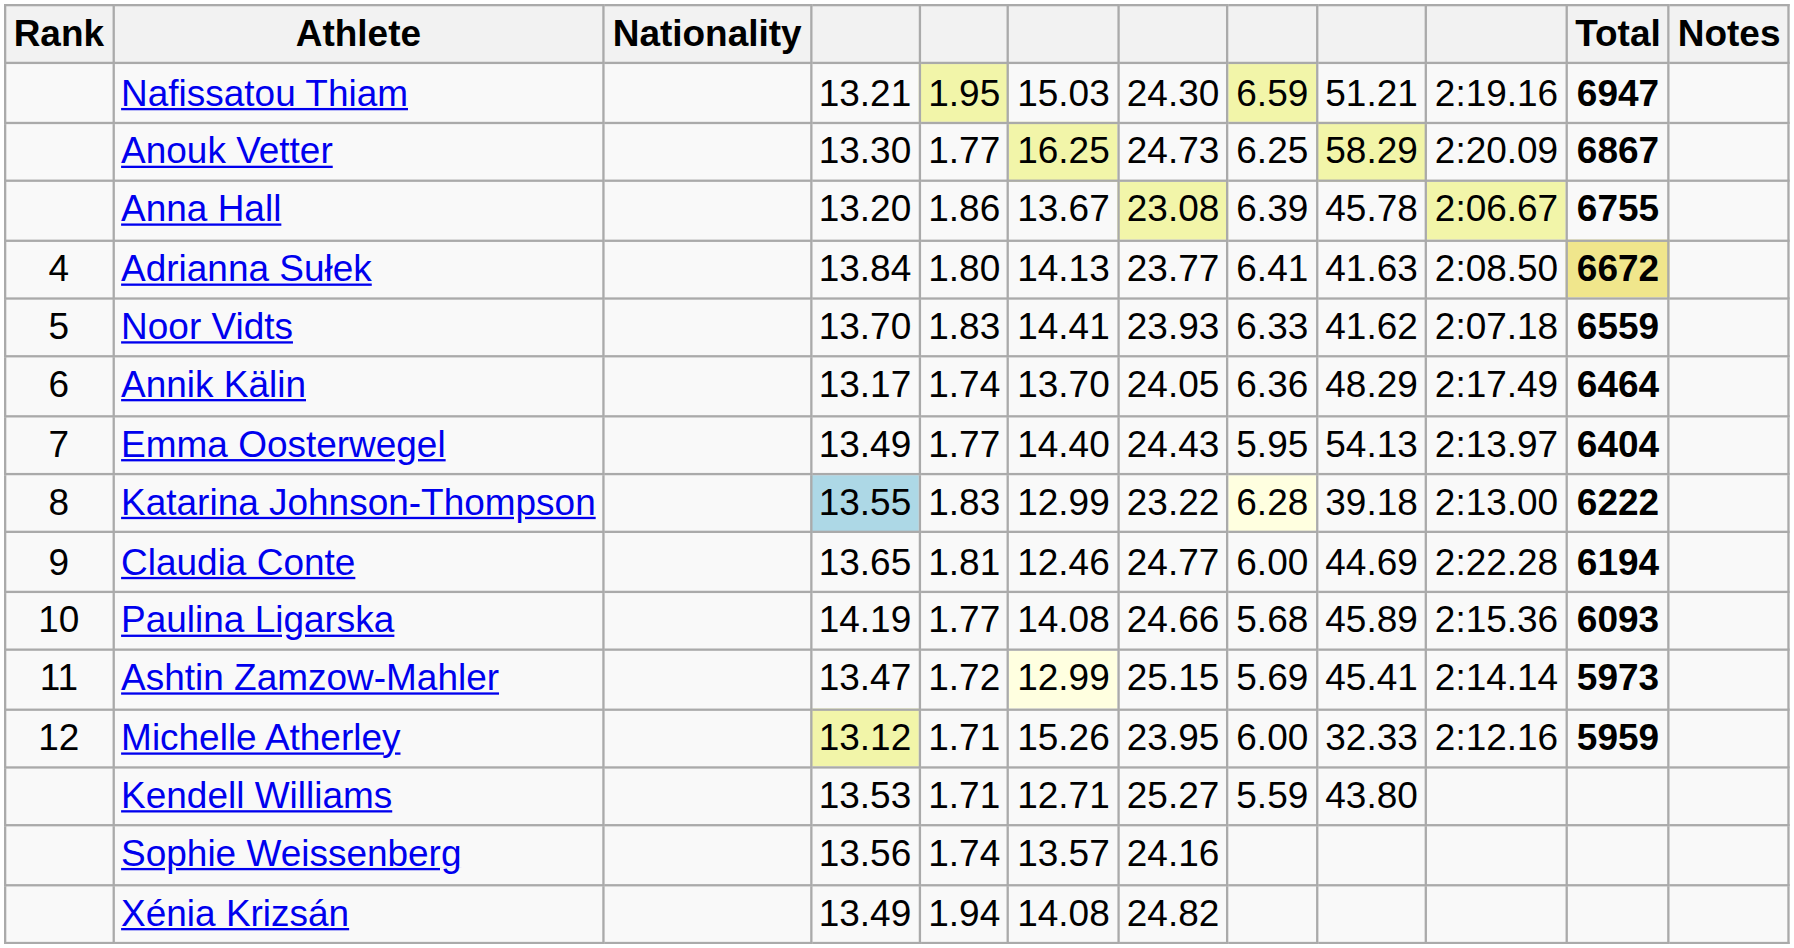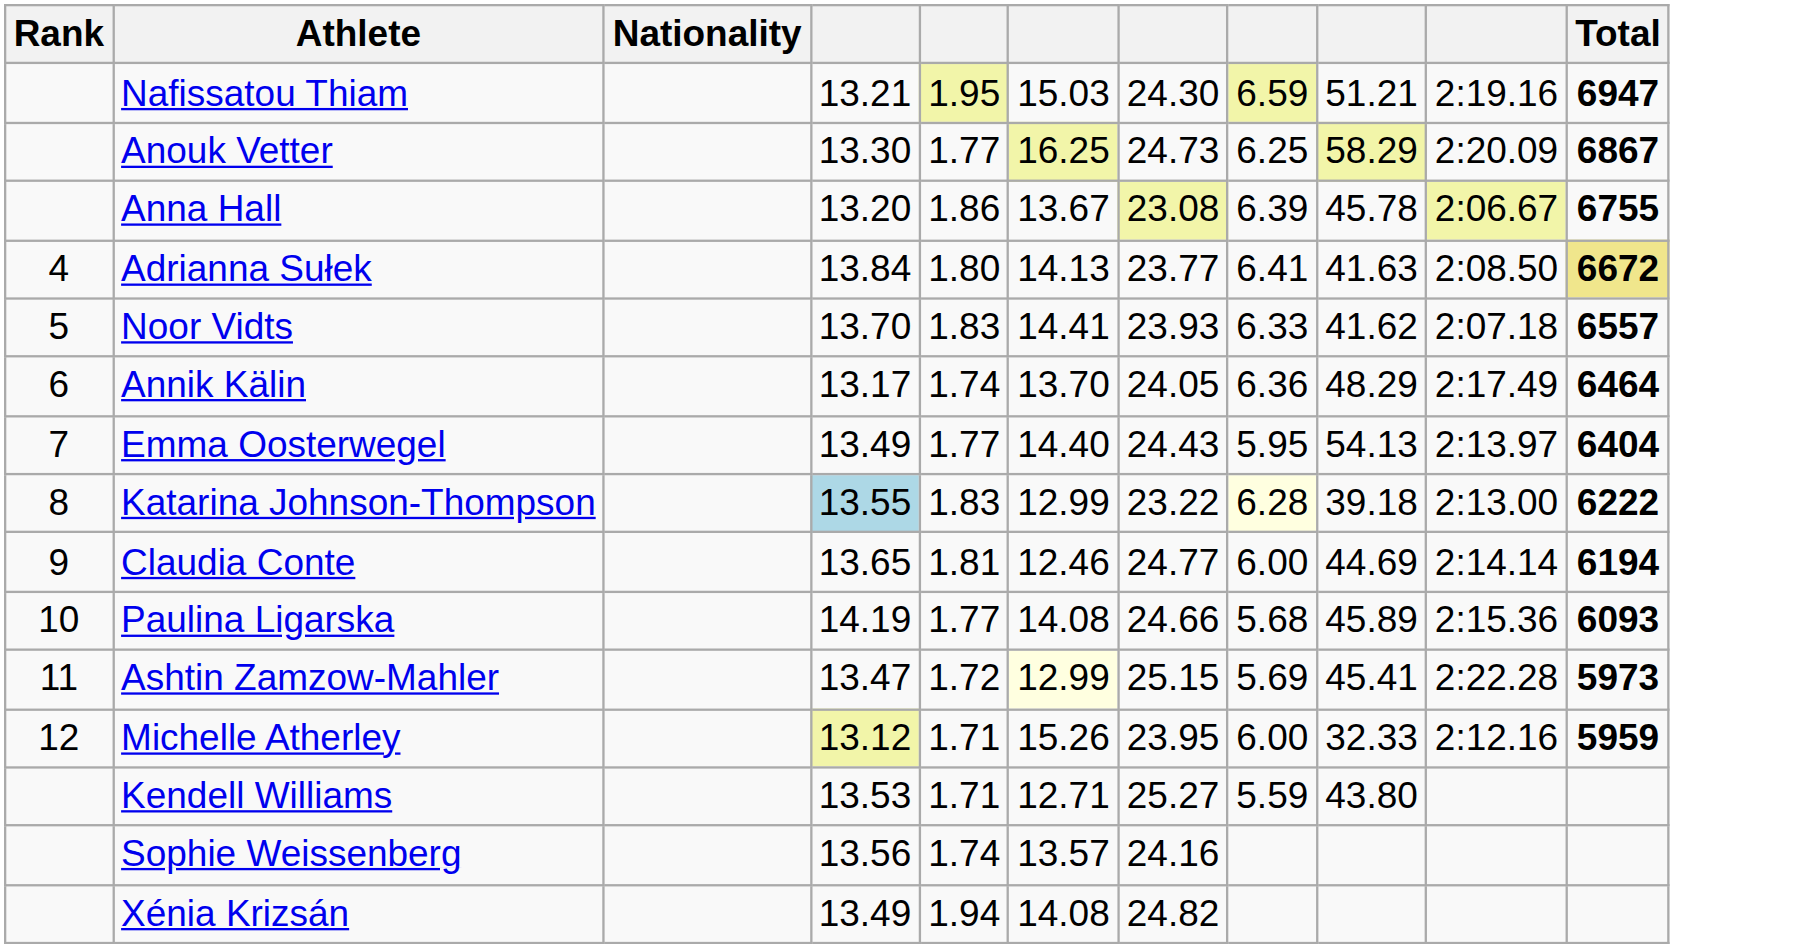- column: (1729, 33)
(1618, 326) 6559 -> (1618, 326) 6557
(1496, 561) 2:22.28 -> (1496, 561) 2:14.14
(1496, 678) 2:14.14 -> (1496, 678) 2:22.28
